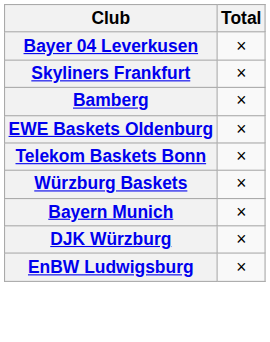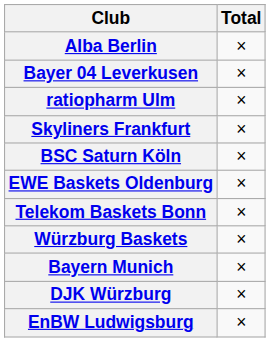+ row: (111, 45)
+ row: (111, 101)
- row: (111, 101)
+ row: (111, 156)
